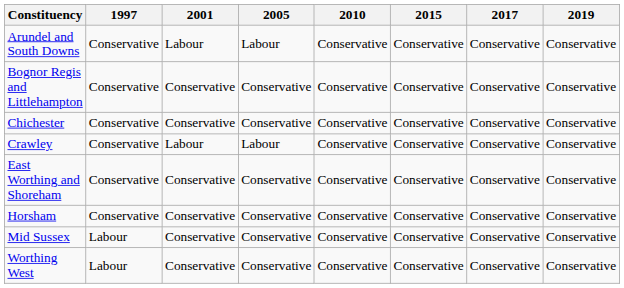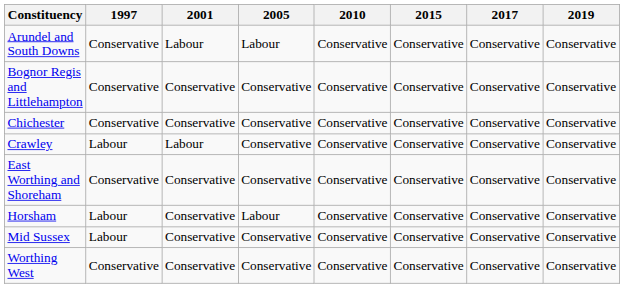(124, 144) Conservative -> (108, 144) Labour
(260, 144) Labour -> (276, 144) Conservative
(124, 216) Conservative -> (108, 216) Labour
(276, 216) Conservative -> (260, 216) Labour
(108, 265) Labour -> (124, 265) Conservative
